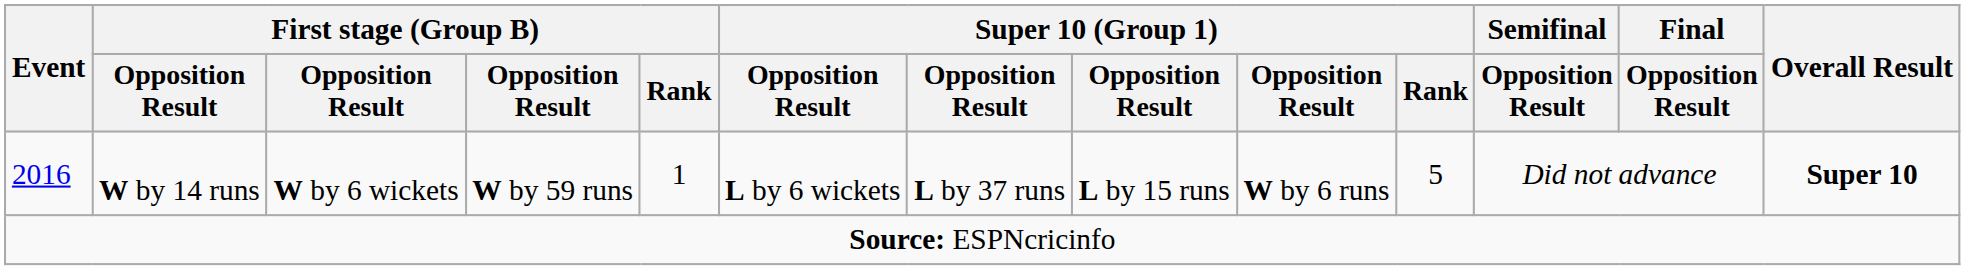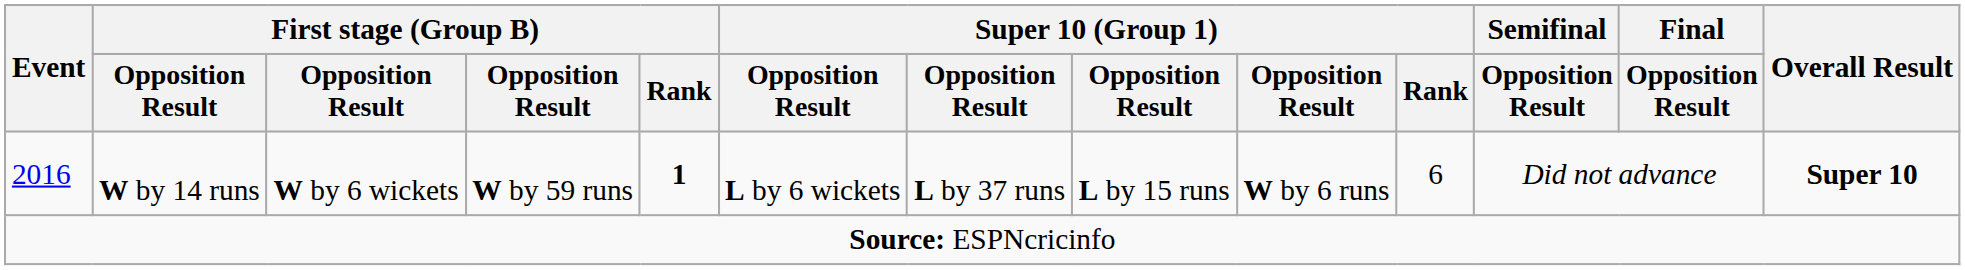(679, 173) normal -> (679, 173) bold
(1435, 173) 5 -> (1435, 173) 6
